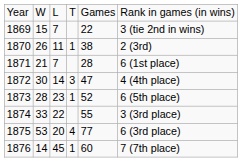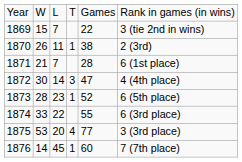(150, 115) 3 (3rd place) -> (150, 115) 6 (3rd place)
(150, 132) 6 (3rd place) -> (150, 132) 3 (3rd place)
